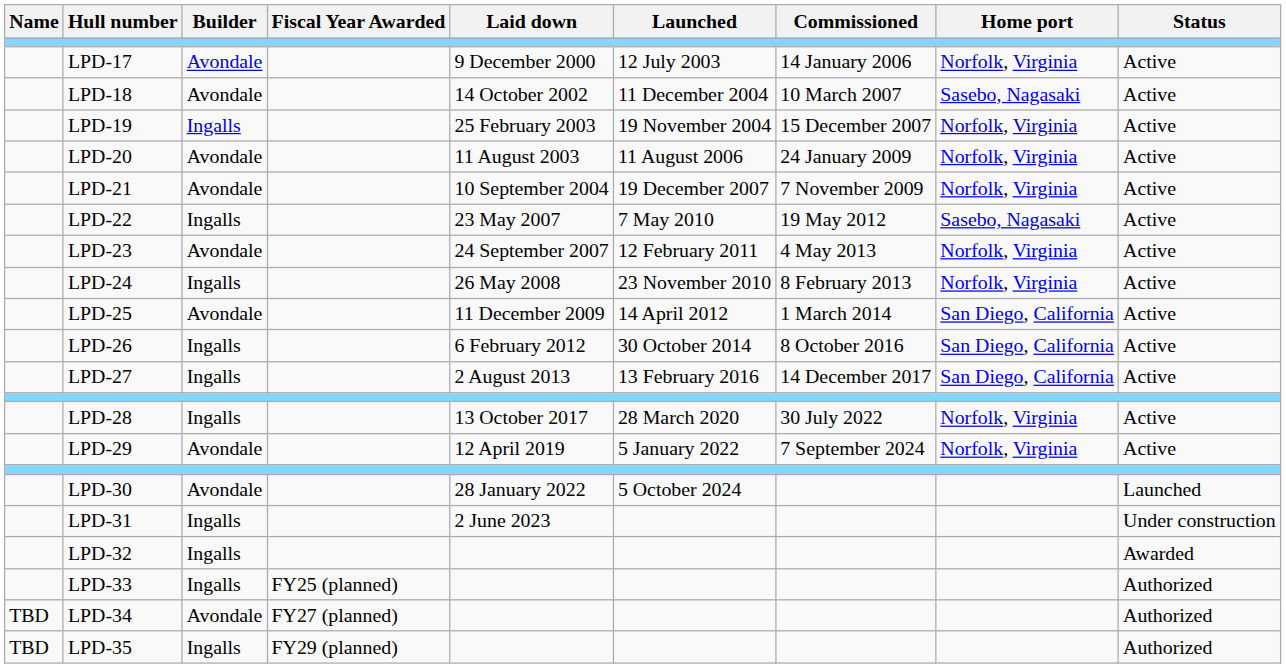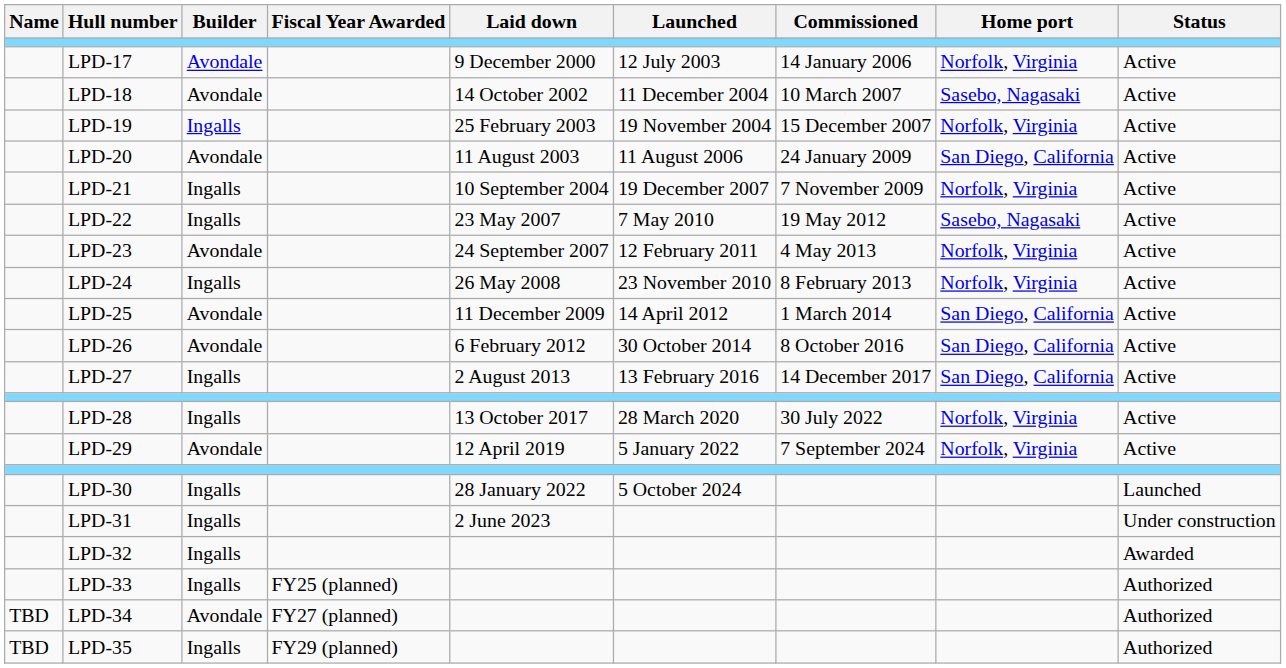(1009, 156) Norfolk, Virginia -> (1027, 156) San Diego, California
(225, 188) Avondale -> (214, 188) Ingalls
(214, 345) Ingalls -> (225, 345) Avondale
(225, 489) Avondale -> (214, 489) Ingalls
